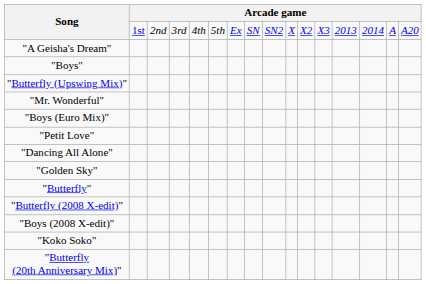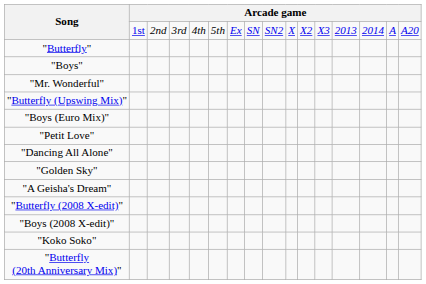rows swapped: (67, 188) <-> (67, 48)
rows swapped: (67, 83) <-> (67, 100)
